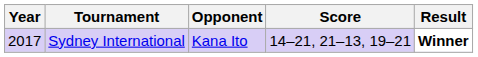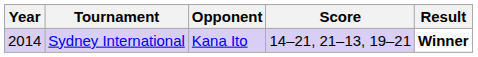(25, 40) 2017 -> (25, 40) 2014
